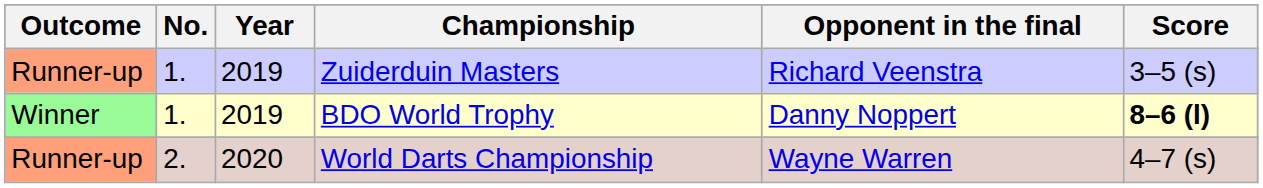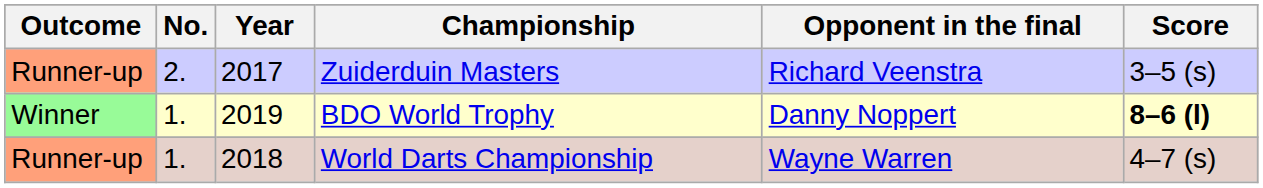(175, 70) 1. -> (175, 70) 2.
(252, 70) 2019 -> (252, 70) 2017
(175, 159) 2. -> (175, 159) 1.
(252, 159) 2020 -> (252, 159) 2018
